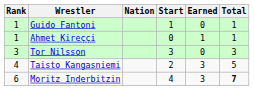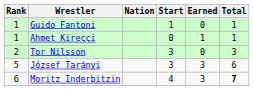(16, 52) 3 -> (16, 52) 2
- row: (75, 65)
+ row: (65, 65)
